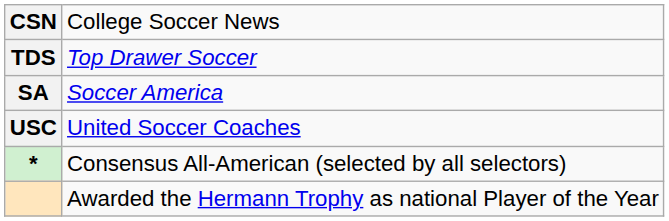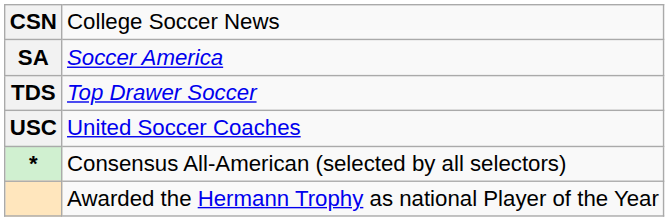rows swapped: (33, 92) <-> (33, 57)
